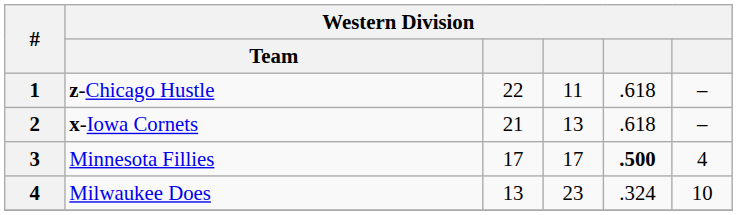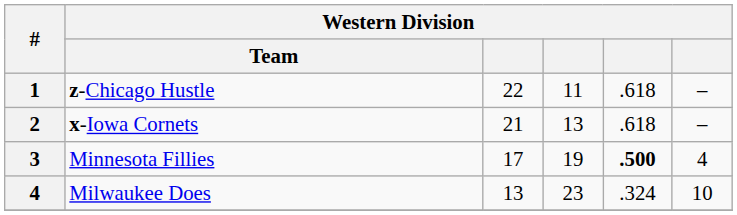(573, 159) 17 -> (573, 159) 19
